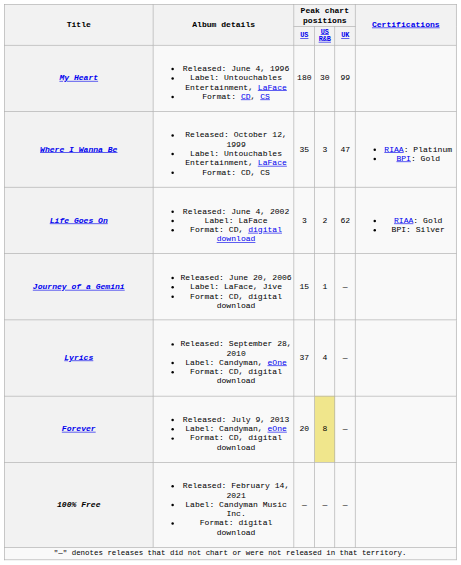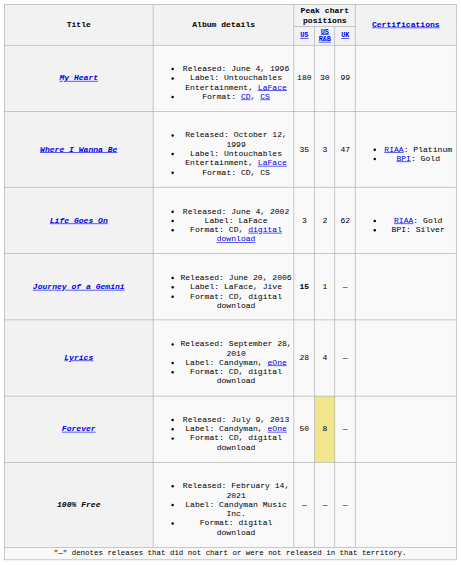(304, 287) normal -> (304, 287) bold
(304, 358) 37 -> (304, 358) 28
(304, 429) 20 -> (304, 429) 50
